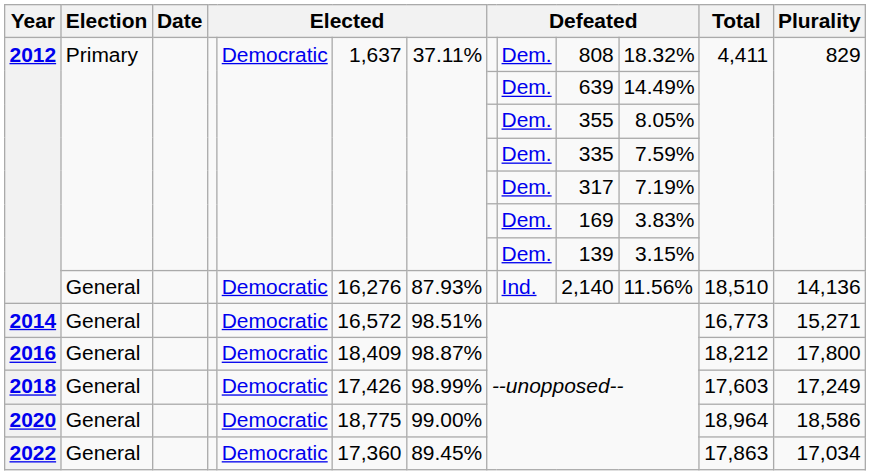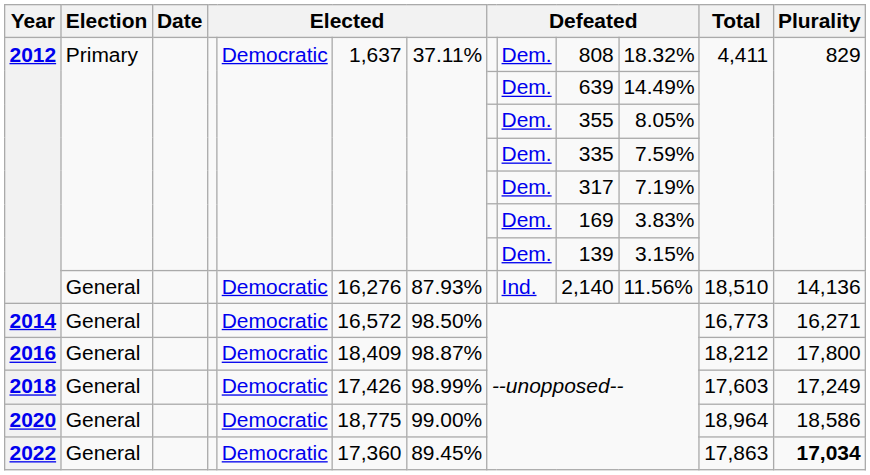(447, 320) 98.51% -> (447, 320) 98.50%
(829, 320) 15,271 -> (829, 320) 16,271
(829, 453) normal -> (829, 453) bold
